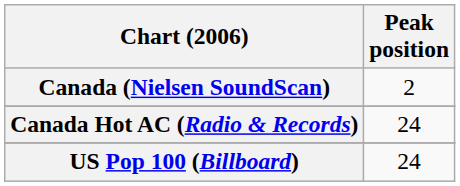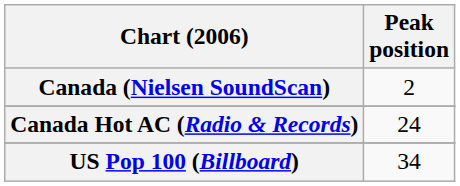(409, 161) 24 -> (409, 161) 34
